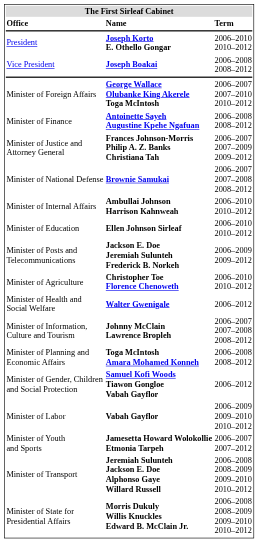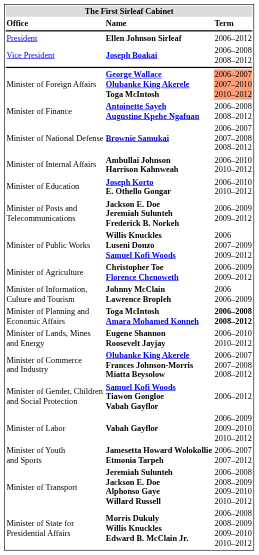(138, 43) Joseph Korto E. Othello Gongar -> (144, 38) Ellen Johnson Sirleaf
(233, 43) 2006–2010 2010–2012 -> (233, 38) 2006–2012
(233, 94) no background -> (233, 84) lightsalmon background
- row: (44, 148)
(144, 228) Ellen Johnson Sirleaf -> (138, 187) Joseph Korto E. Othello Gongar
+ row: (48, 245)
(233, 282) 2006–2010 2010–2012 -> (233, 272) 2006–2009 2009–2012
- row: (44, 304)
(233, 331) 2006–2007 2007–2008 2008–2012 -> (233, 294) 2006 2006–2009
(233, 357) normal -> (233, 316) bold
+ row: (49, 338)
+ row: (44, 365)
